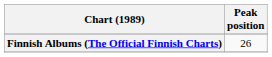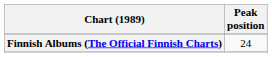(246, 43) 26 -> (246, 43) 24
